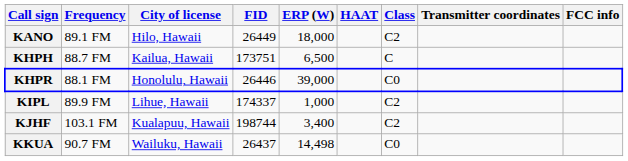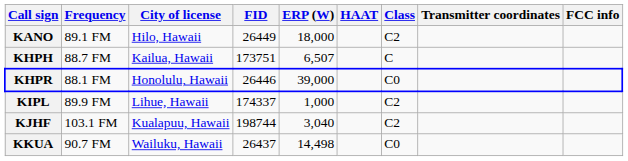(319, 57) 6,500 -> (319, 57) 6,507
(319, 123) 3,400 -> (319, 123) 3,040
